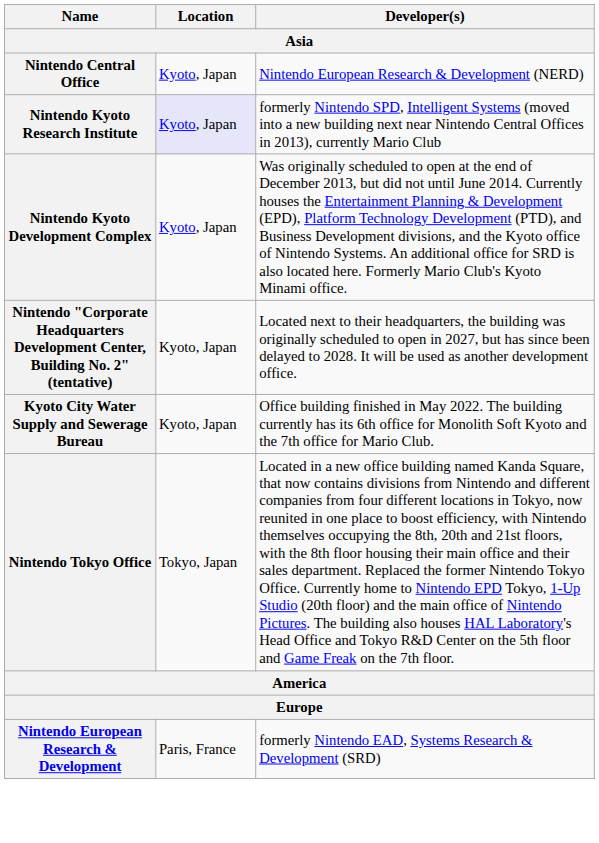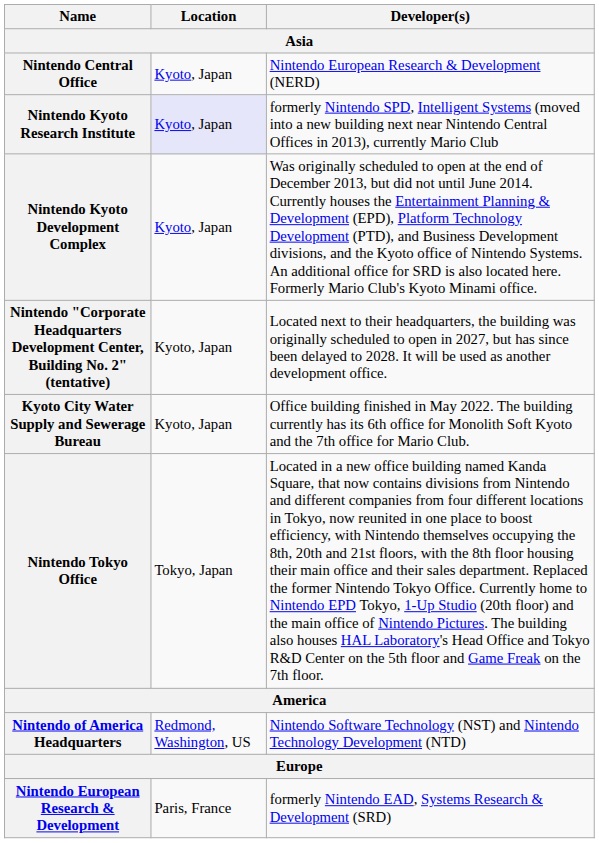+ row: (78, 733)
